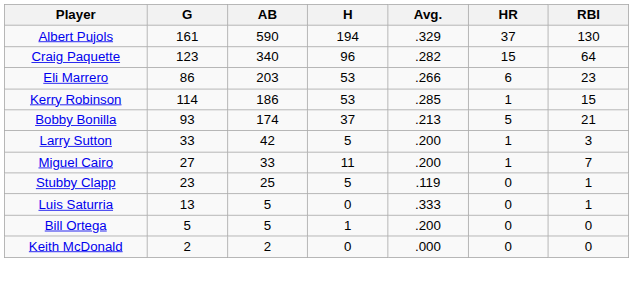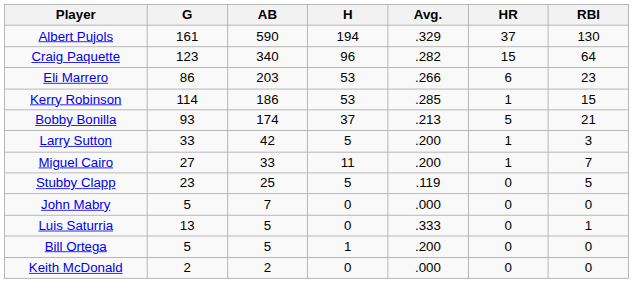(588, 183) 1 -> (588, 183) 5
+ row: (76, 204)
